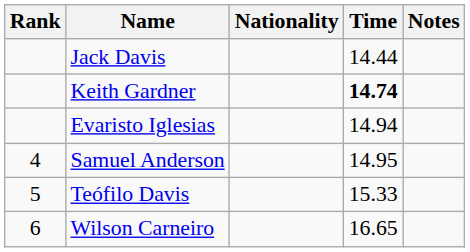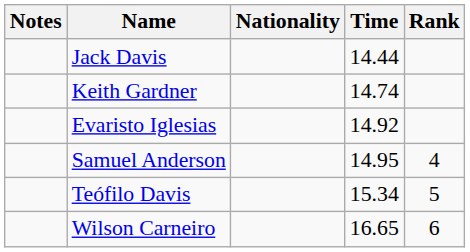columns swapped: (35, 21) <-> (434, 21)
(373, 90) bold -> (374, 90) normal
(373, 125) 14.94 -> (374, 125) 14.92
(373, 194) 15.33 -> (374, 194) 15.34
